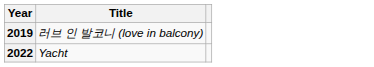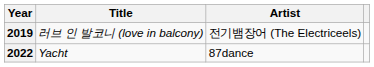+ column: (285, 13)
